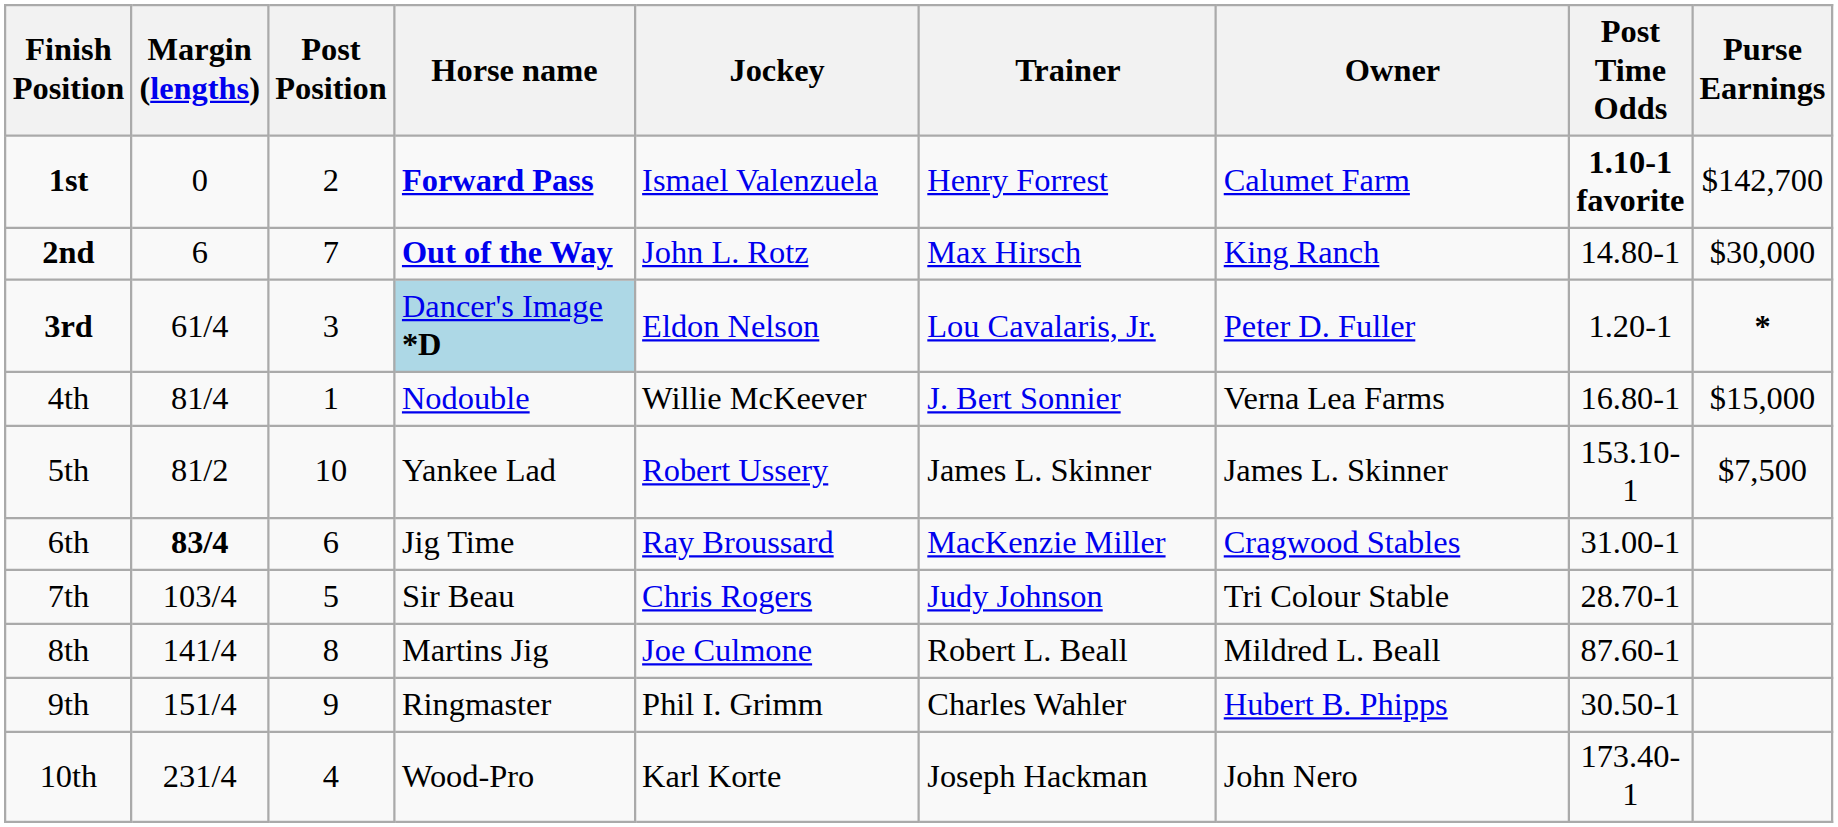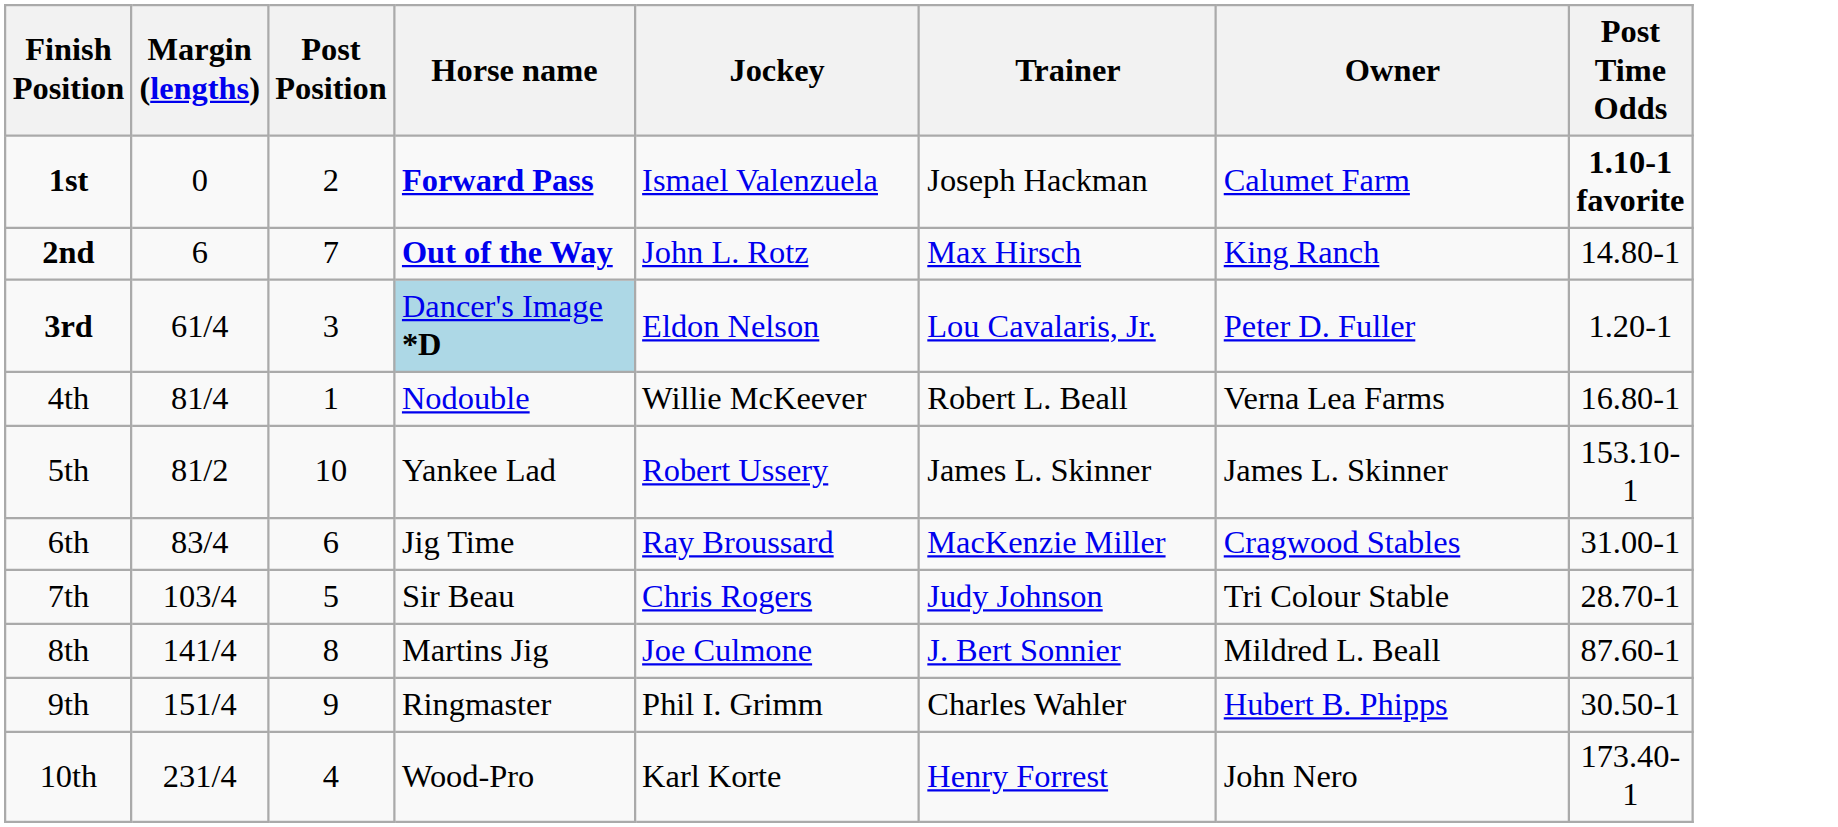- column: (1762, 69)
(1018, 180) Henry Forrest -> (1037, 180) Joseph Hackman
(1024, 398) J. Bert Sonnier -> (1028, 398) Robert L. Beall
(200, 543) bold -> (200, 543) normal
(1028, 650) Robert L. Beall -> (1024, 650) J. Bert Sonnier
(1037, 776) Joseph Hackman -> (1018, 776) Henry Forrest
